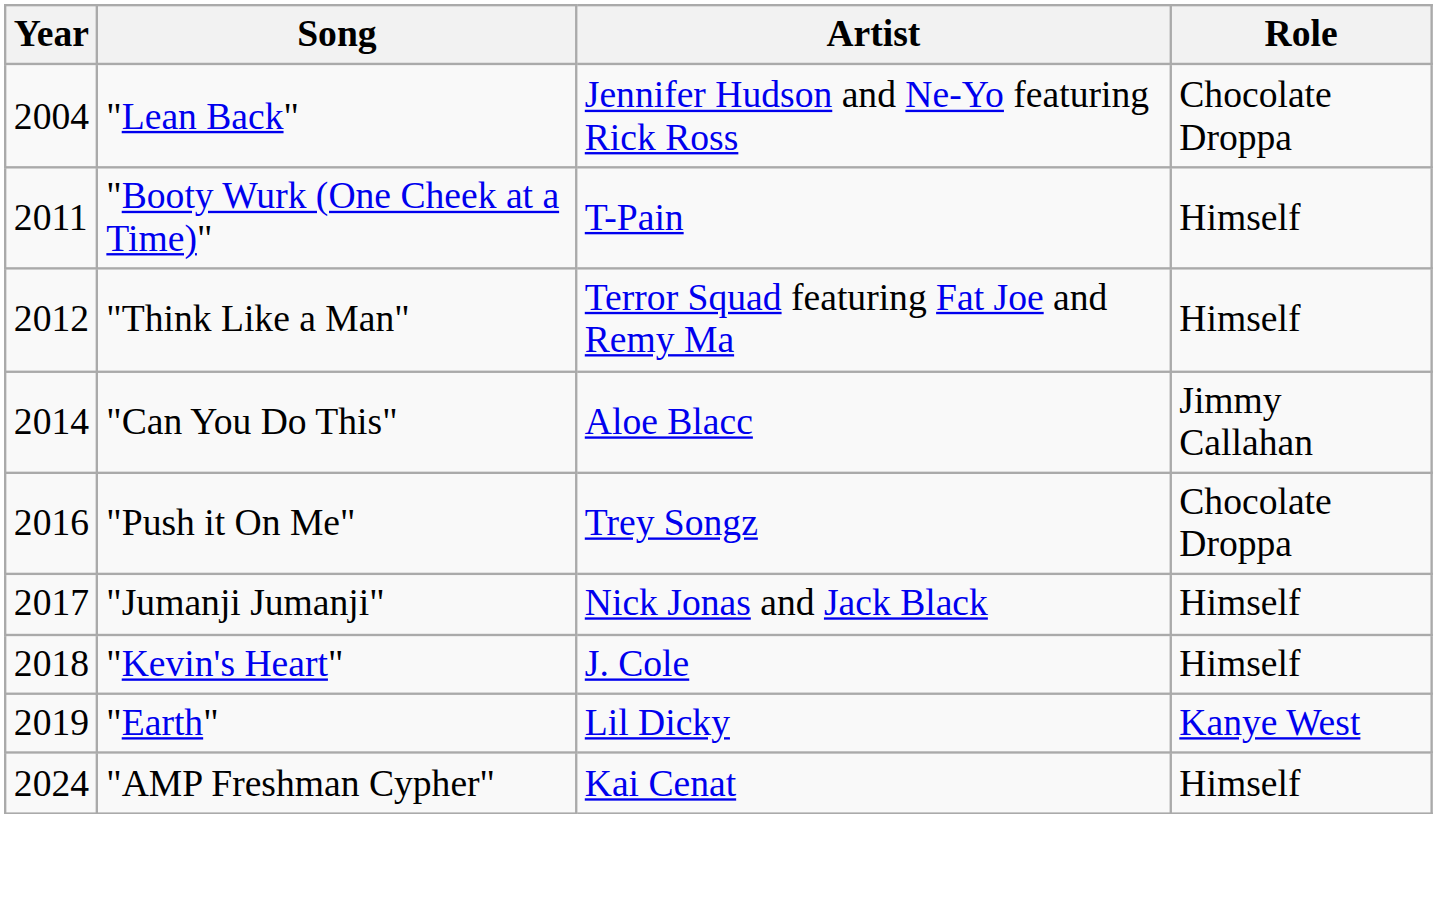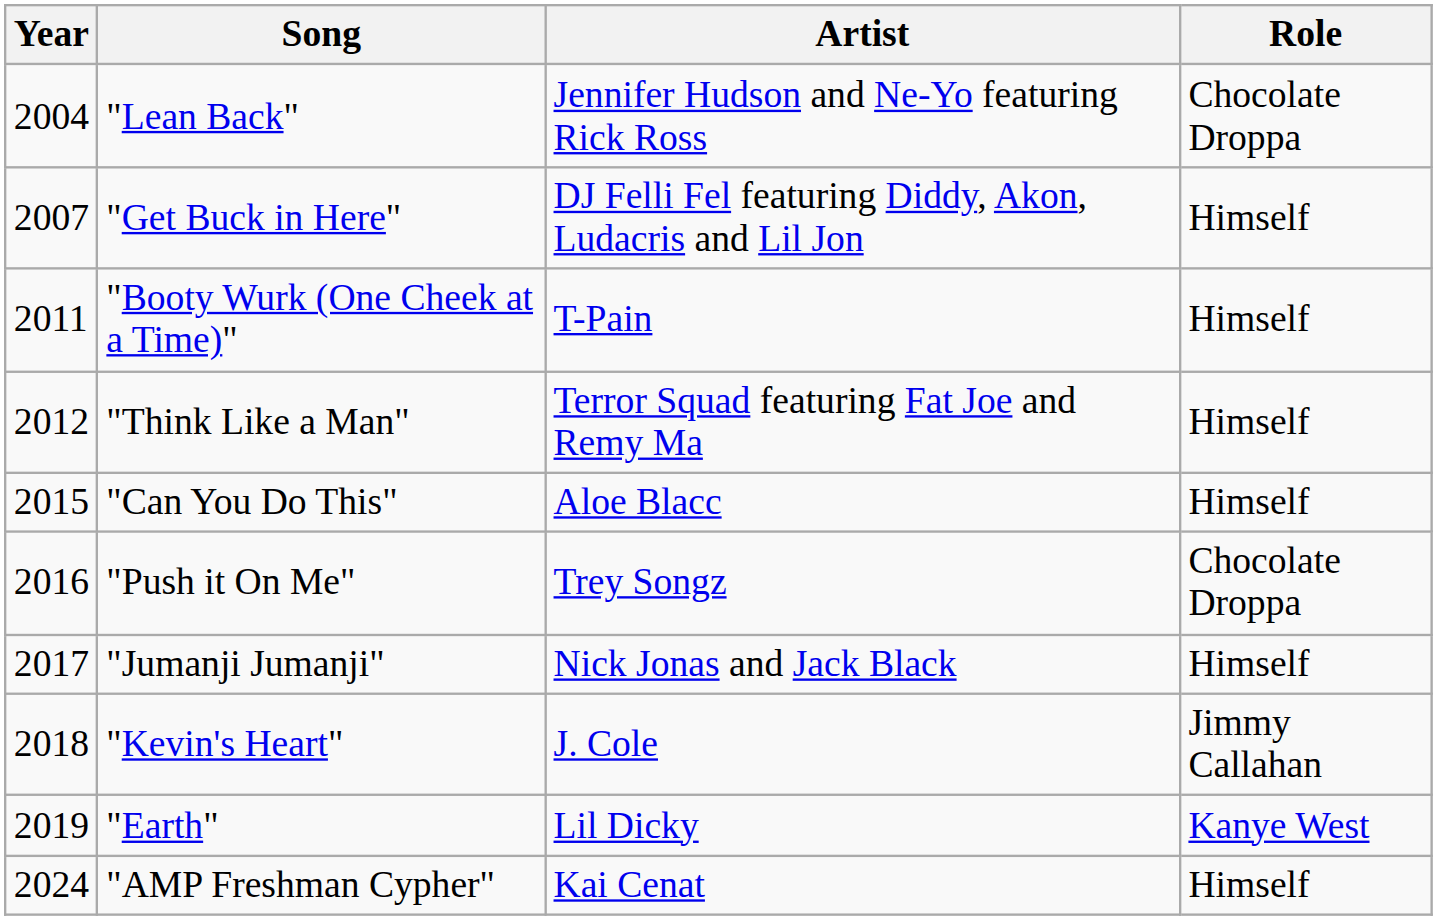+ row: (254, 217)
(51, 420) 2014 -> (51, 501) 2015
(1246, 420) Jimmy Callahan -> (1249, 501) Himself
(1240, 663) Himself -> (1255, 744) Jimmy Callahan
